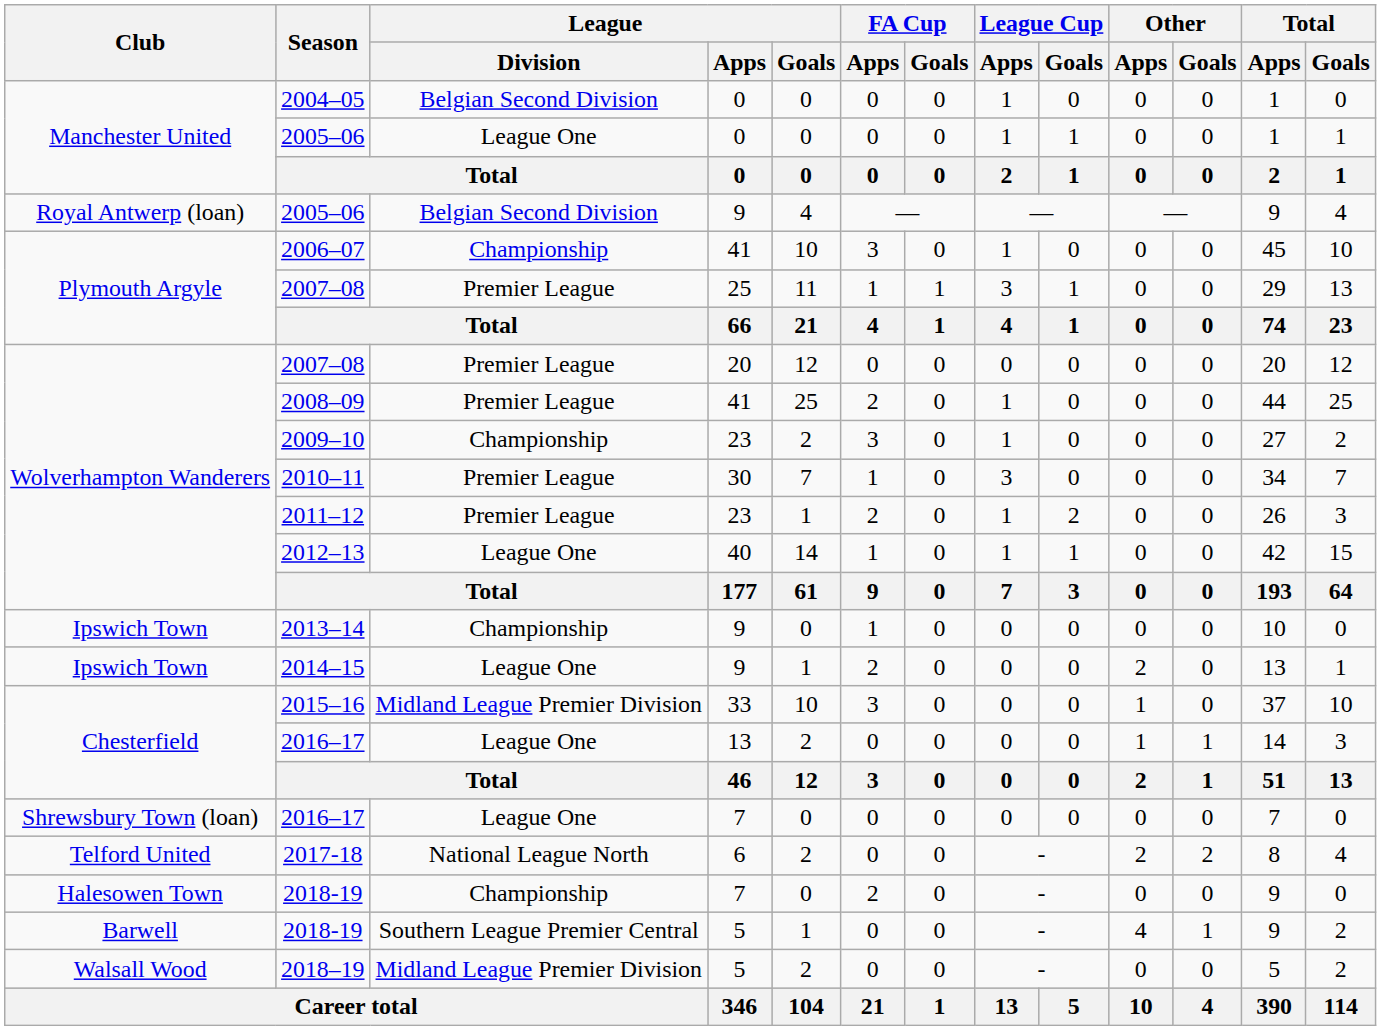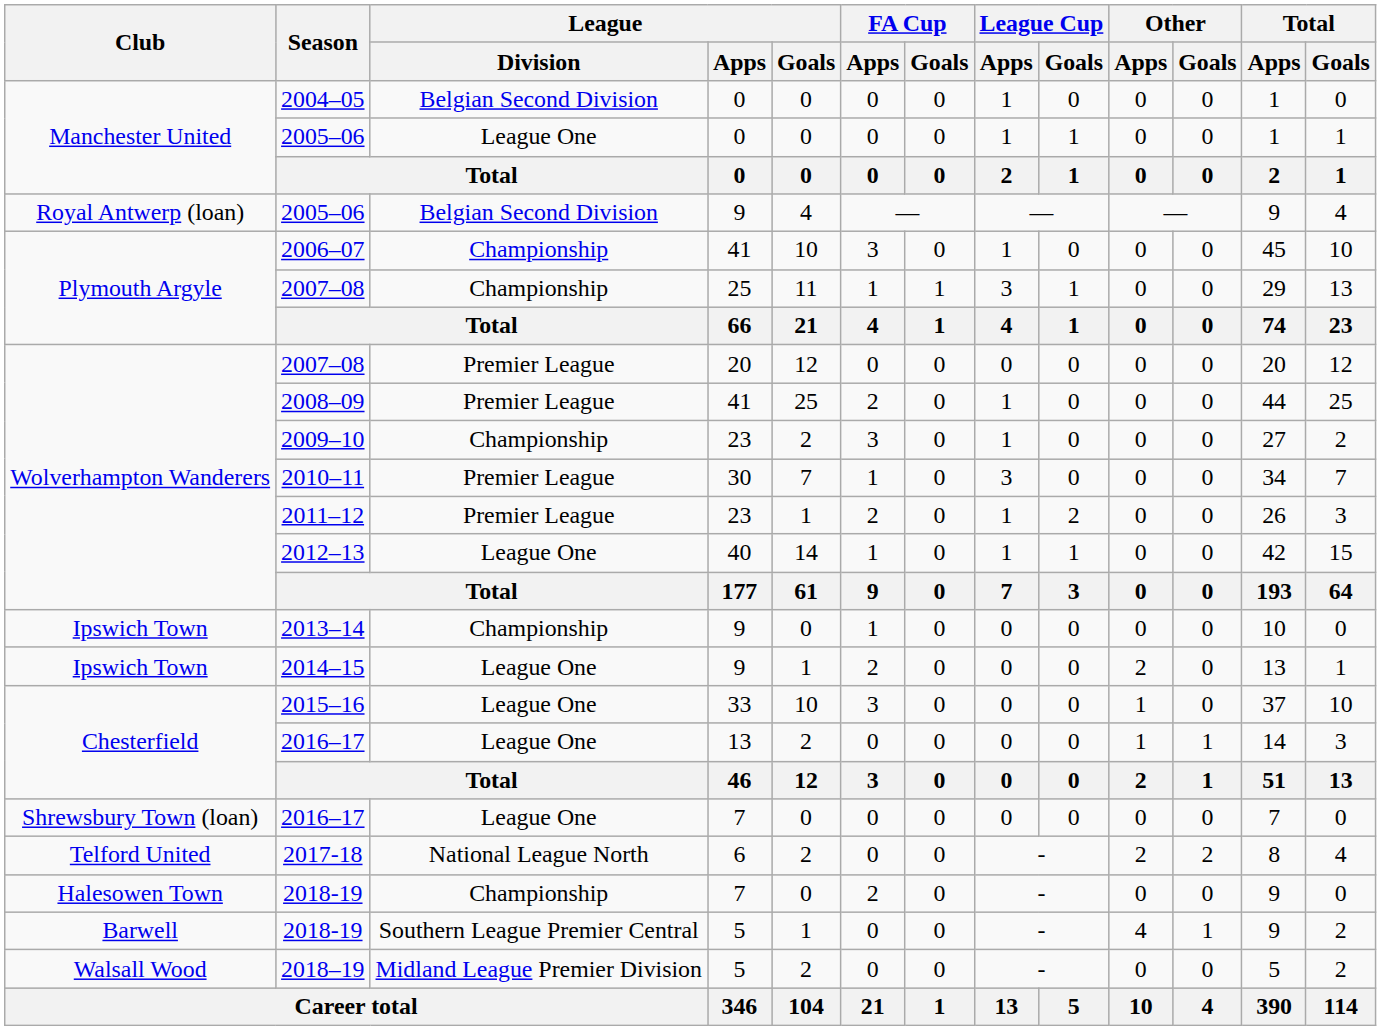(539, 288) Premier League -> (539, 288) Championship
(539, 703) Midland League Premier Division -> (539, 703) League One
